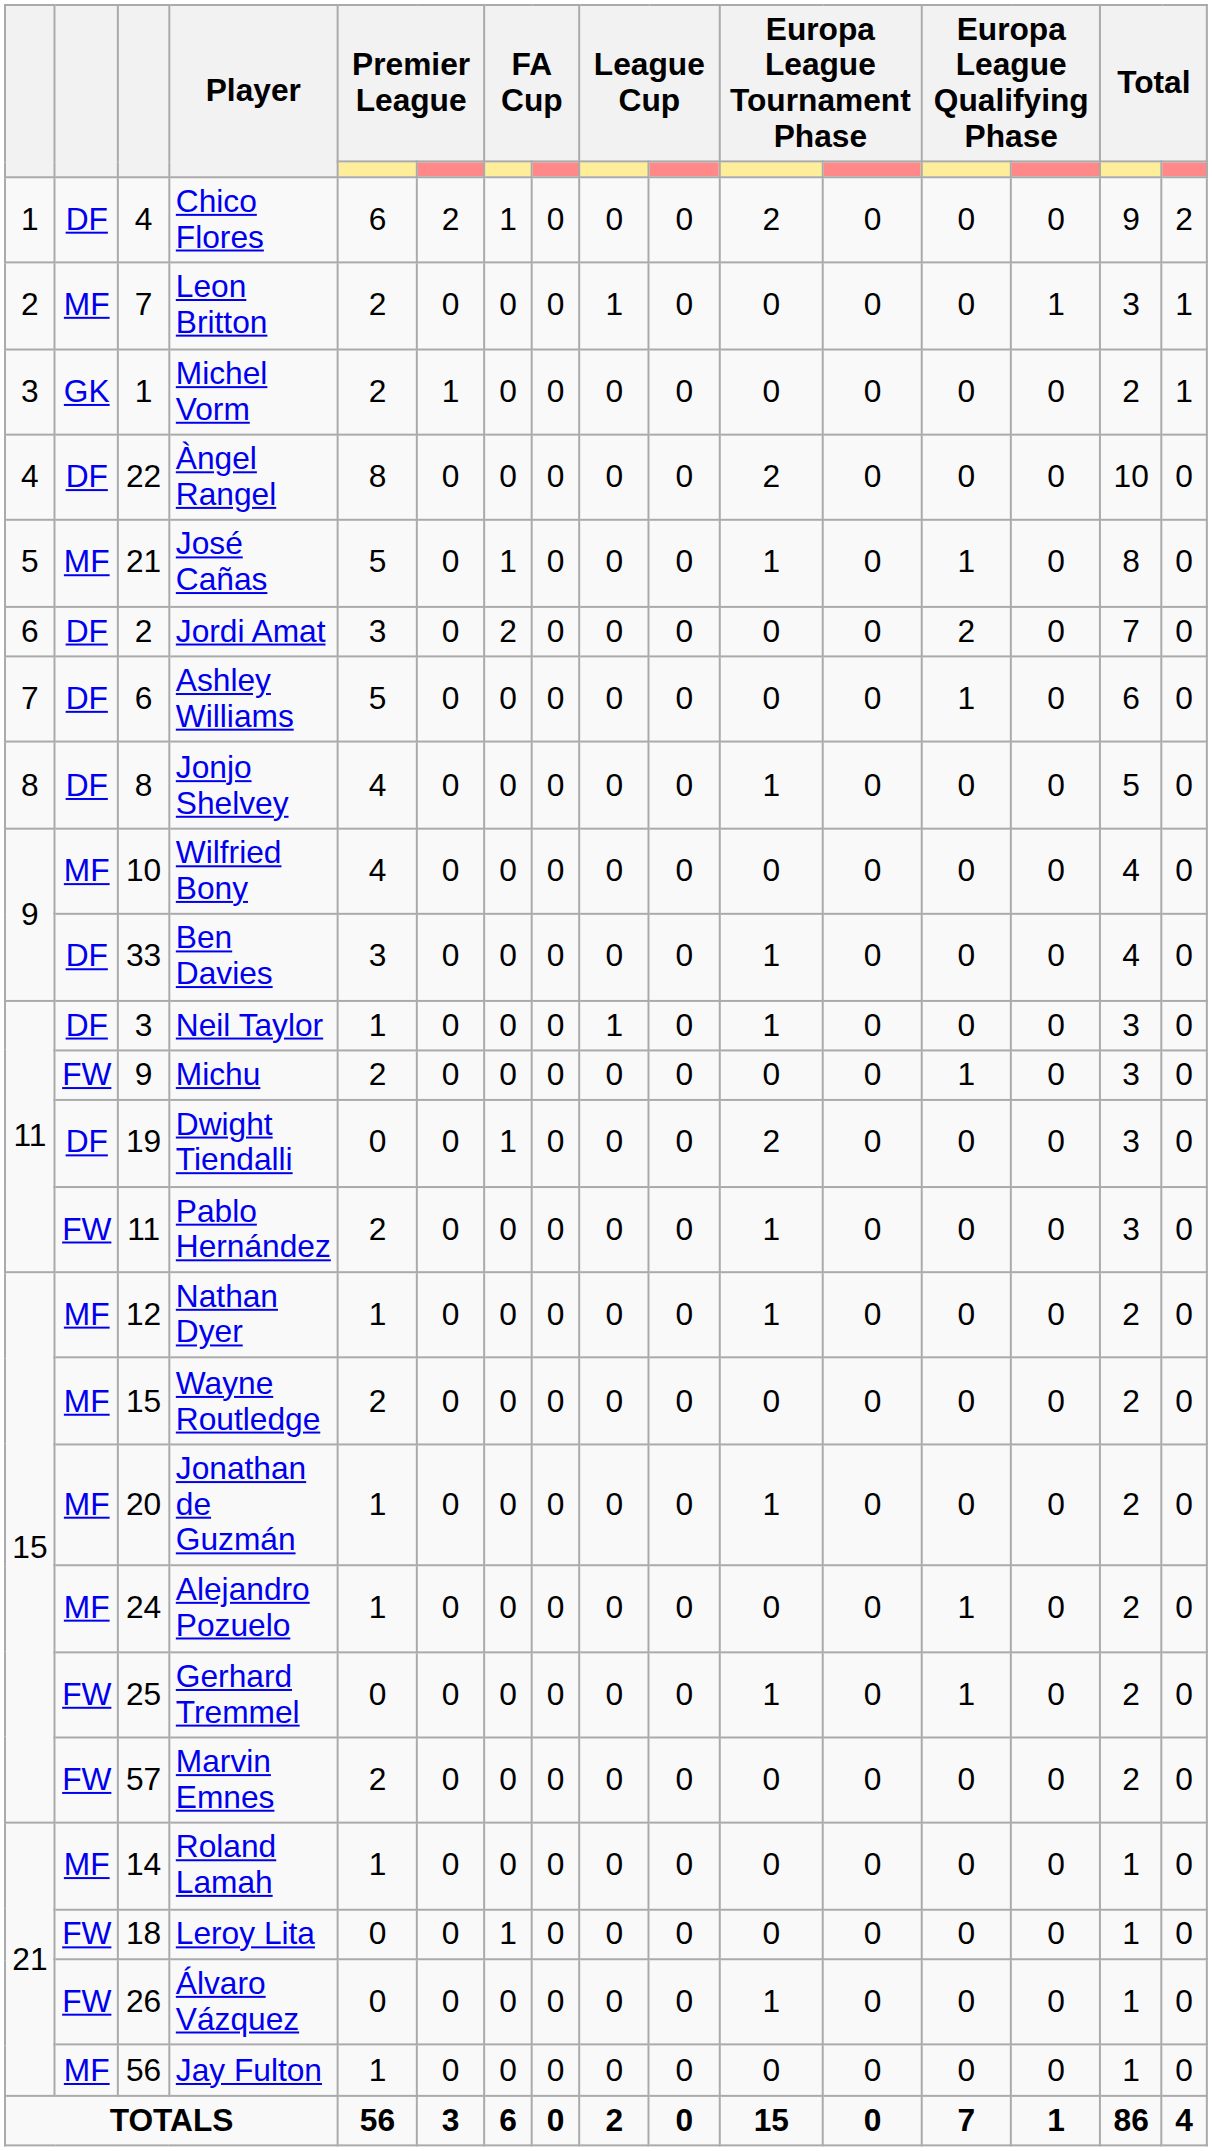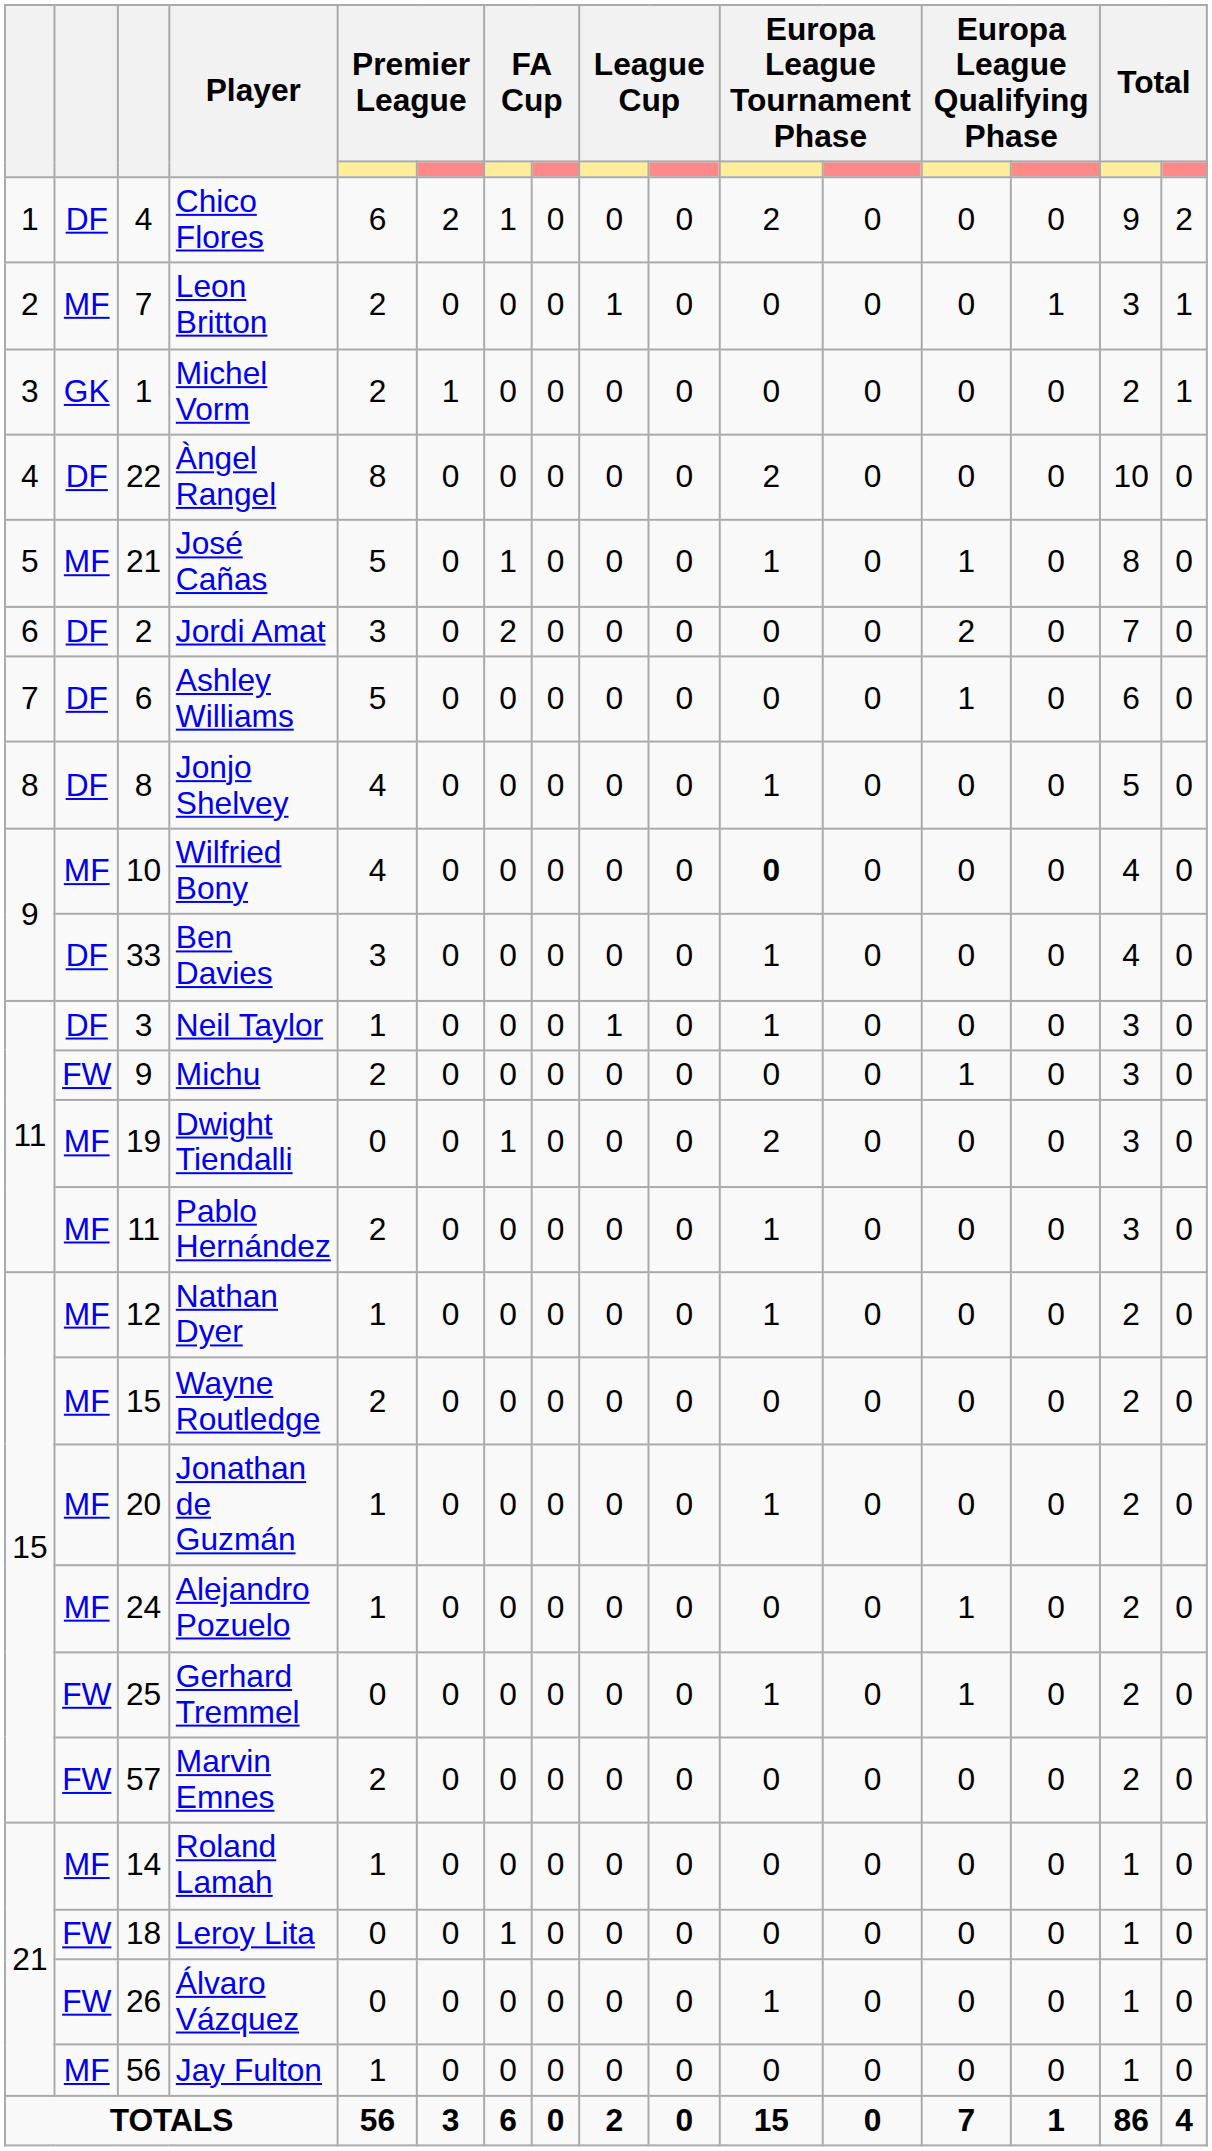(771, 870) normal -> (771, 870) bold
(87, 1142) DF -> (87, 1142) MF
(87, 1228) FW -> (87, 1228) MF
